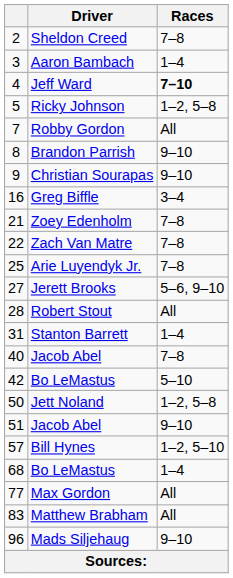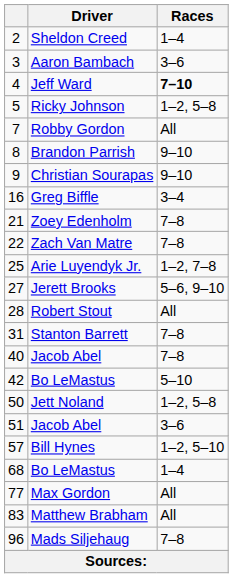(172, 38) 7–8 -> (172, 38) 1–4
(172, 61) 1–4 -> (172, 61) 3–6
(172, 265) 7–8 -> (188, 265) 1–2, 7–8
(172, 334) 1–4 -> (172, 334) 7–8
(176, 425) 9–10 -> (172, 425) 3–6
(176, 538) 9–10 -> (172, 538) 7–8
